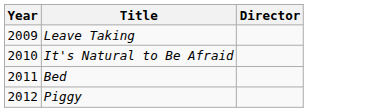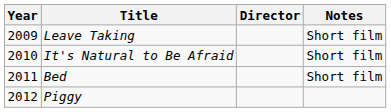+ column: (344, 15)
